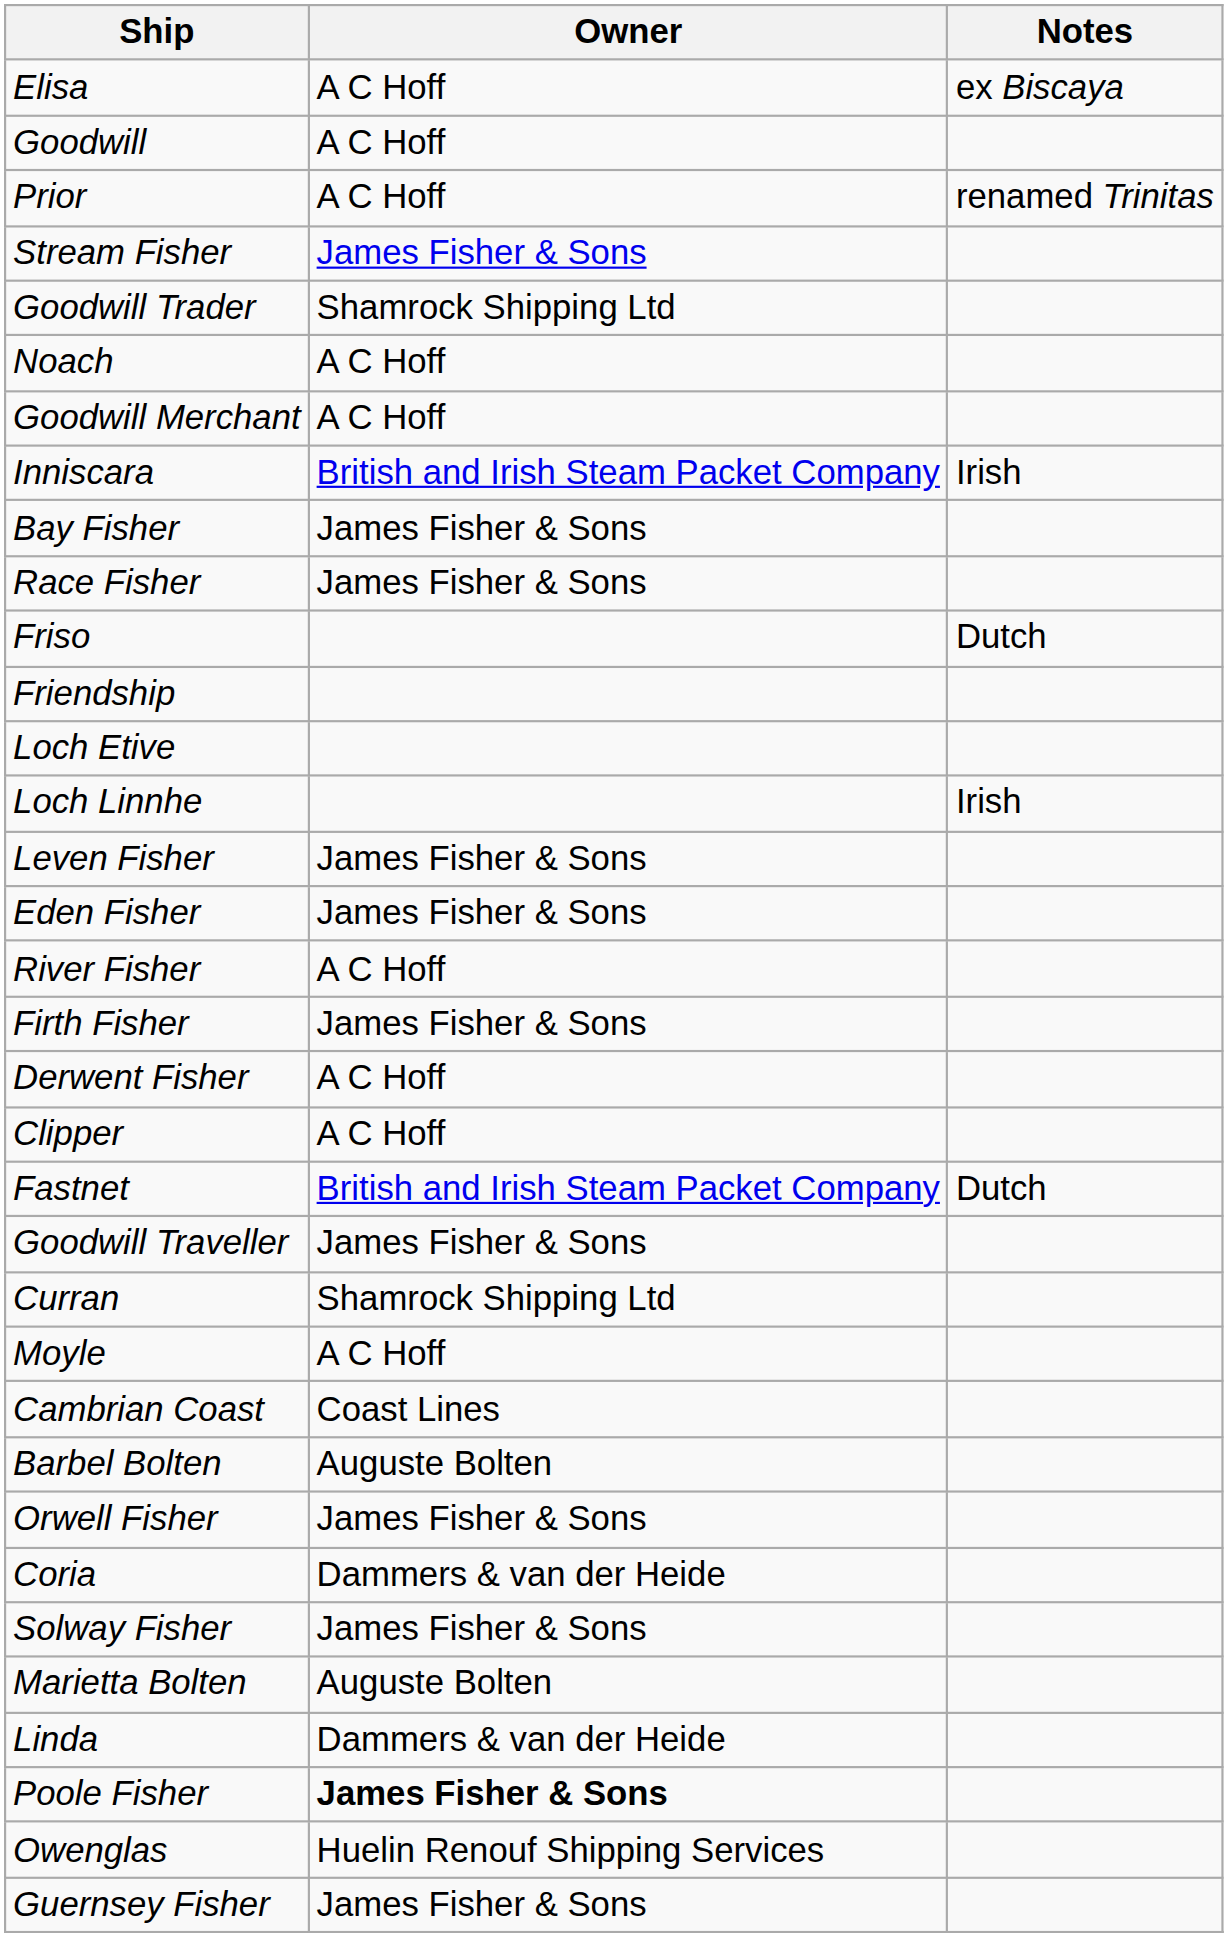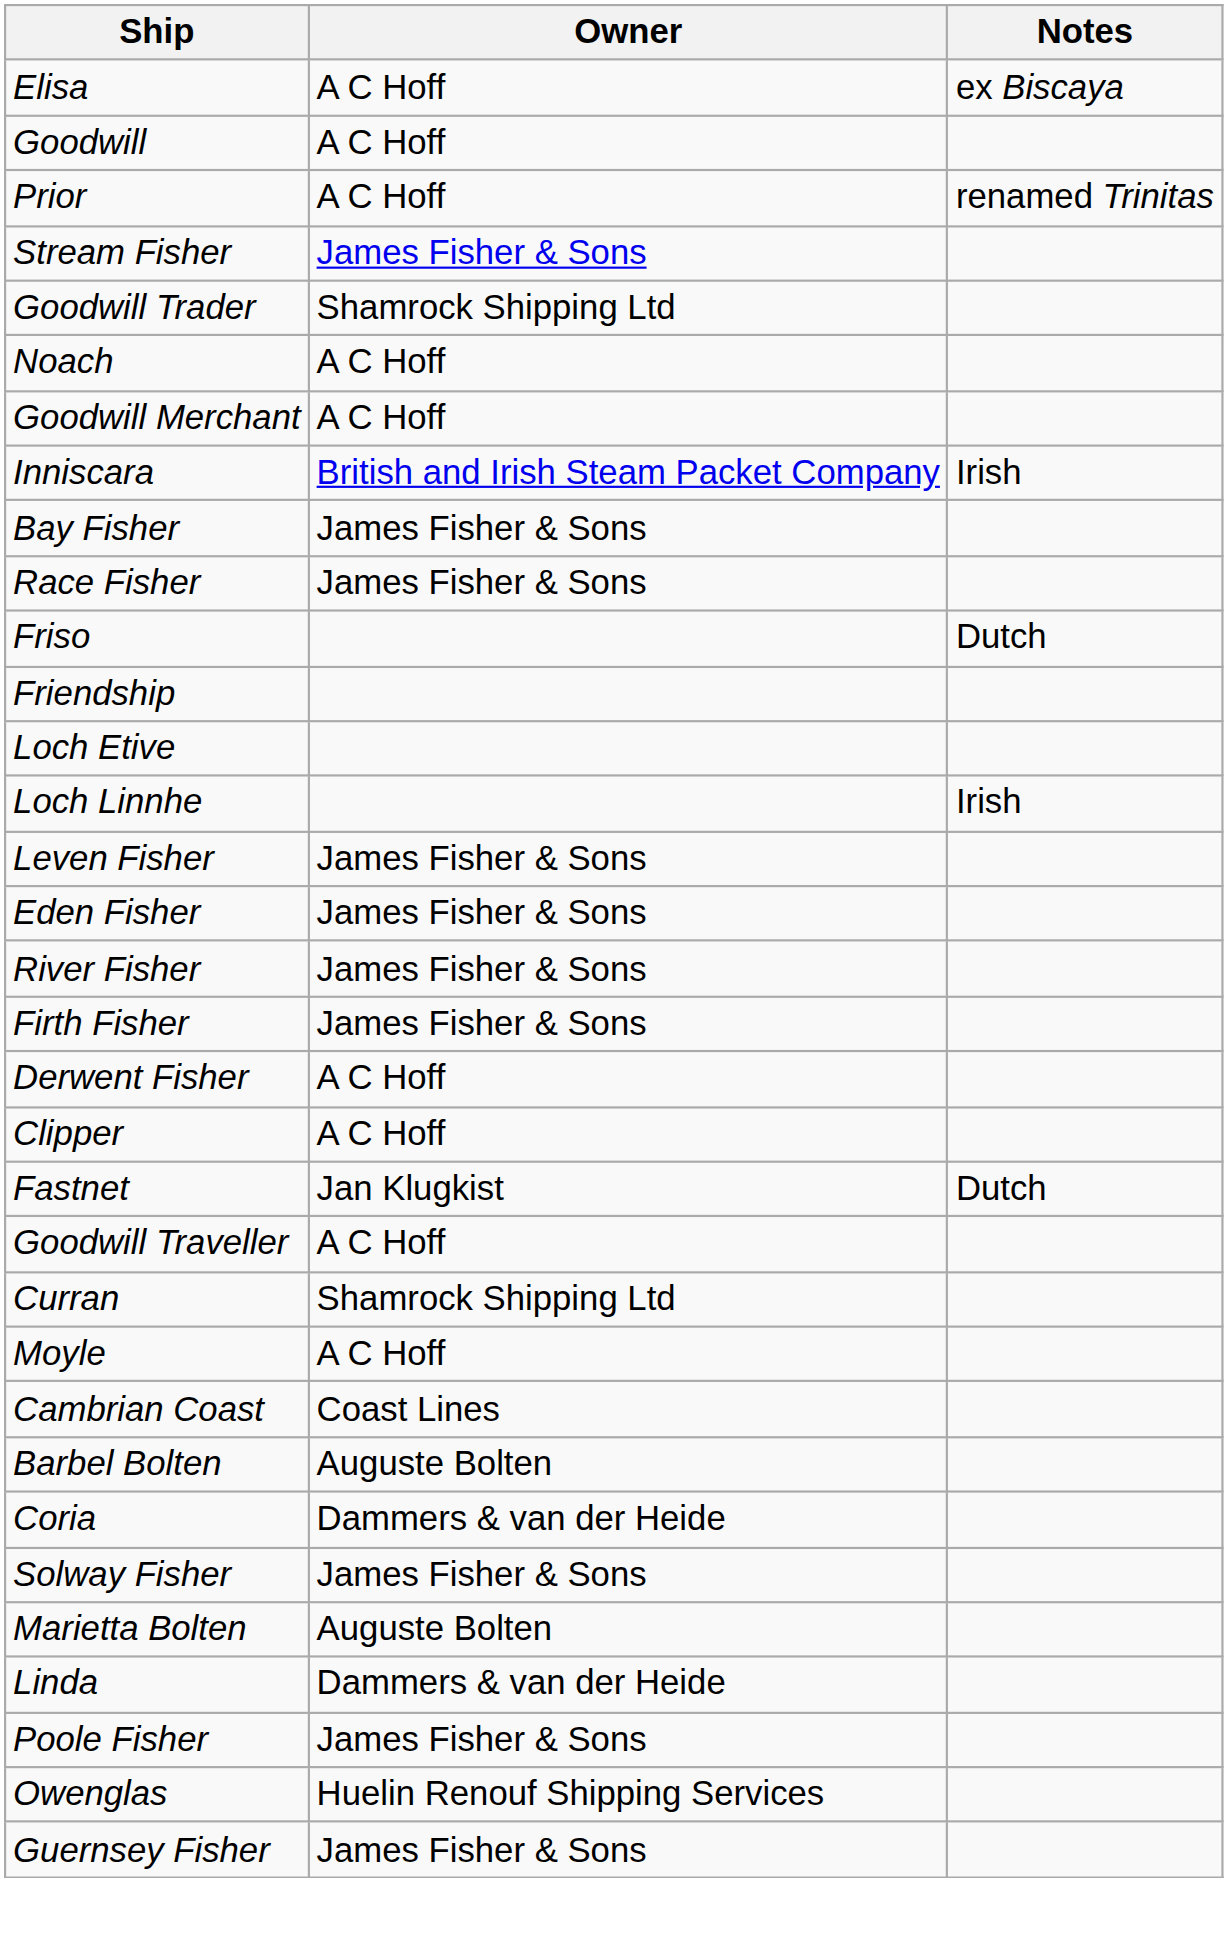(381, 968) A C Hoff -> (482, 968) James Fisher & Sons
(628, 1188) British and Irish Steam Packet Company -> (410, 1188) Jan Klugkist
(482, 1243) James Fisher & Sons -> (381, 1243) A C Hoff
- row: (115, 1518)
(492, 1794) bold -> (482, 1739) normal
